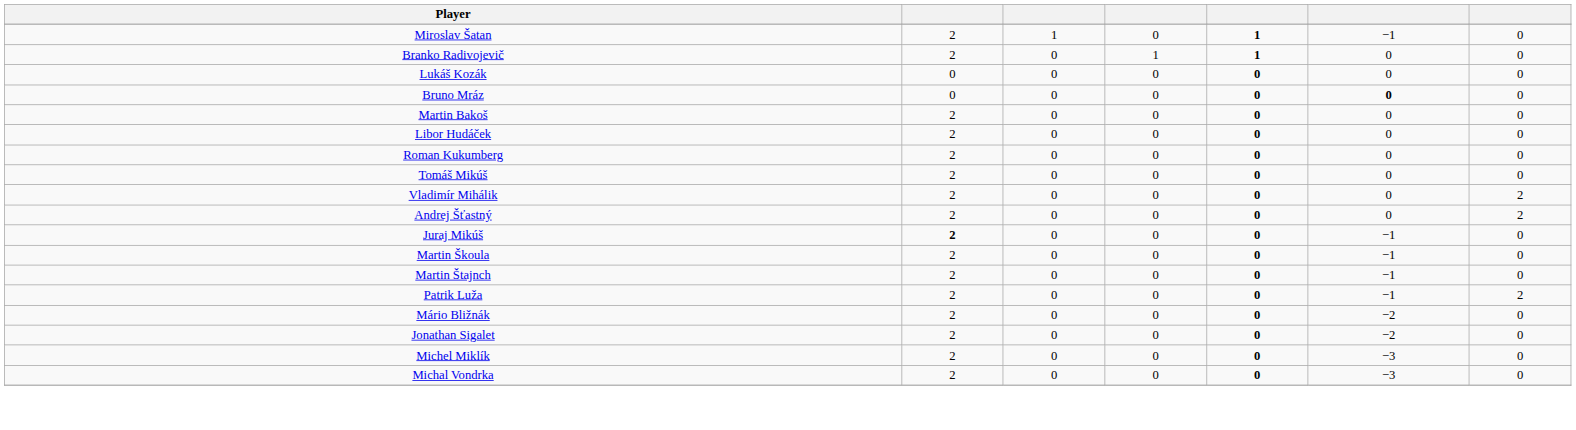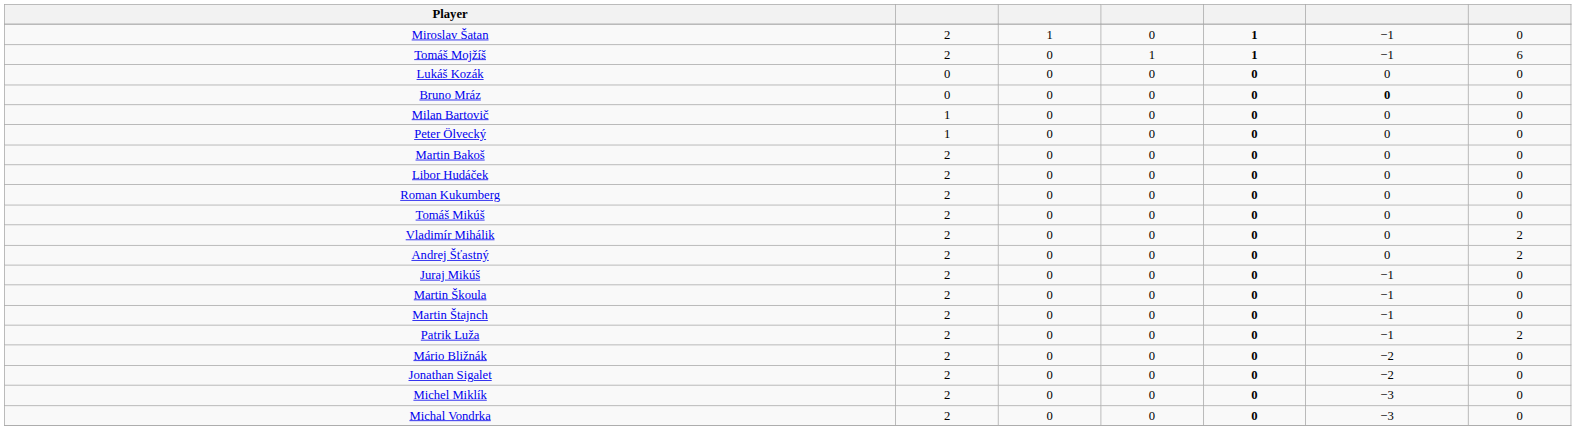- row: (453, 54)
+ row: (450, 54)
+ row: (450, 114)
+ row: (450, 134)
(953, 235) bold -> (947, 275) normal
